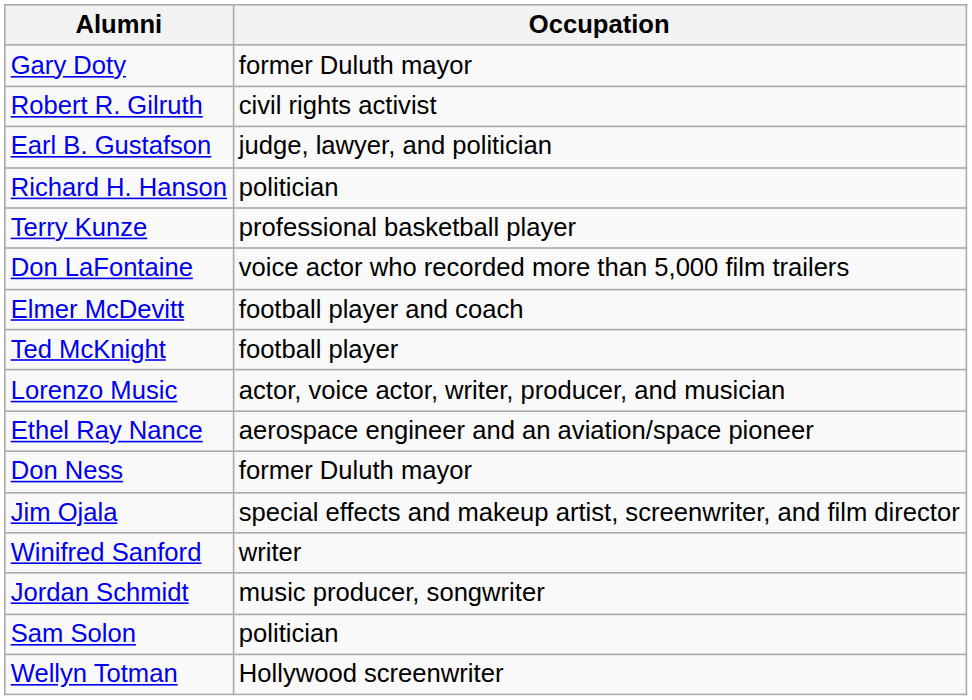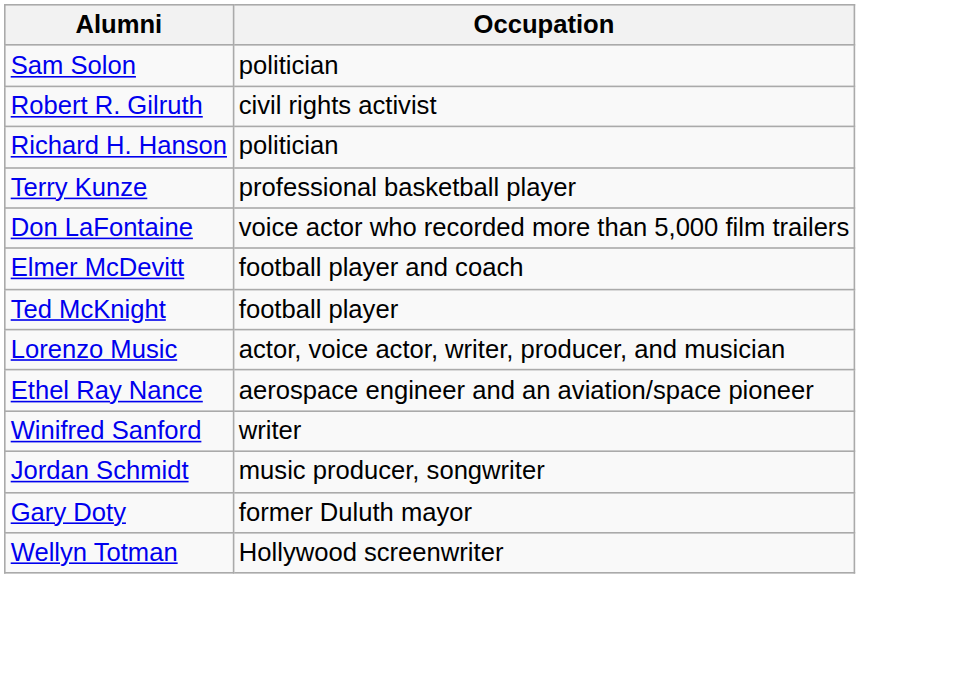rows swapped: (68, 65) <-> (73, 633)
- row: (111, 146)
- row: (67, 471)
- row: (64, 512)
